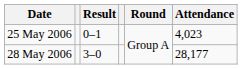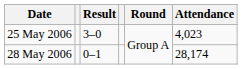(92, 34) 0–1 -> (92, 34) 3–0
(92, 54) 3–0 -> (92, 54) 0–1
(192, 54) 28,177 -> (192, 54) 28,174
